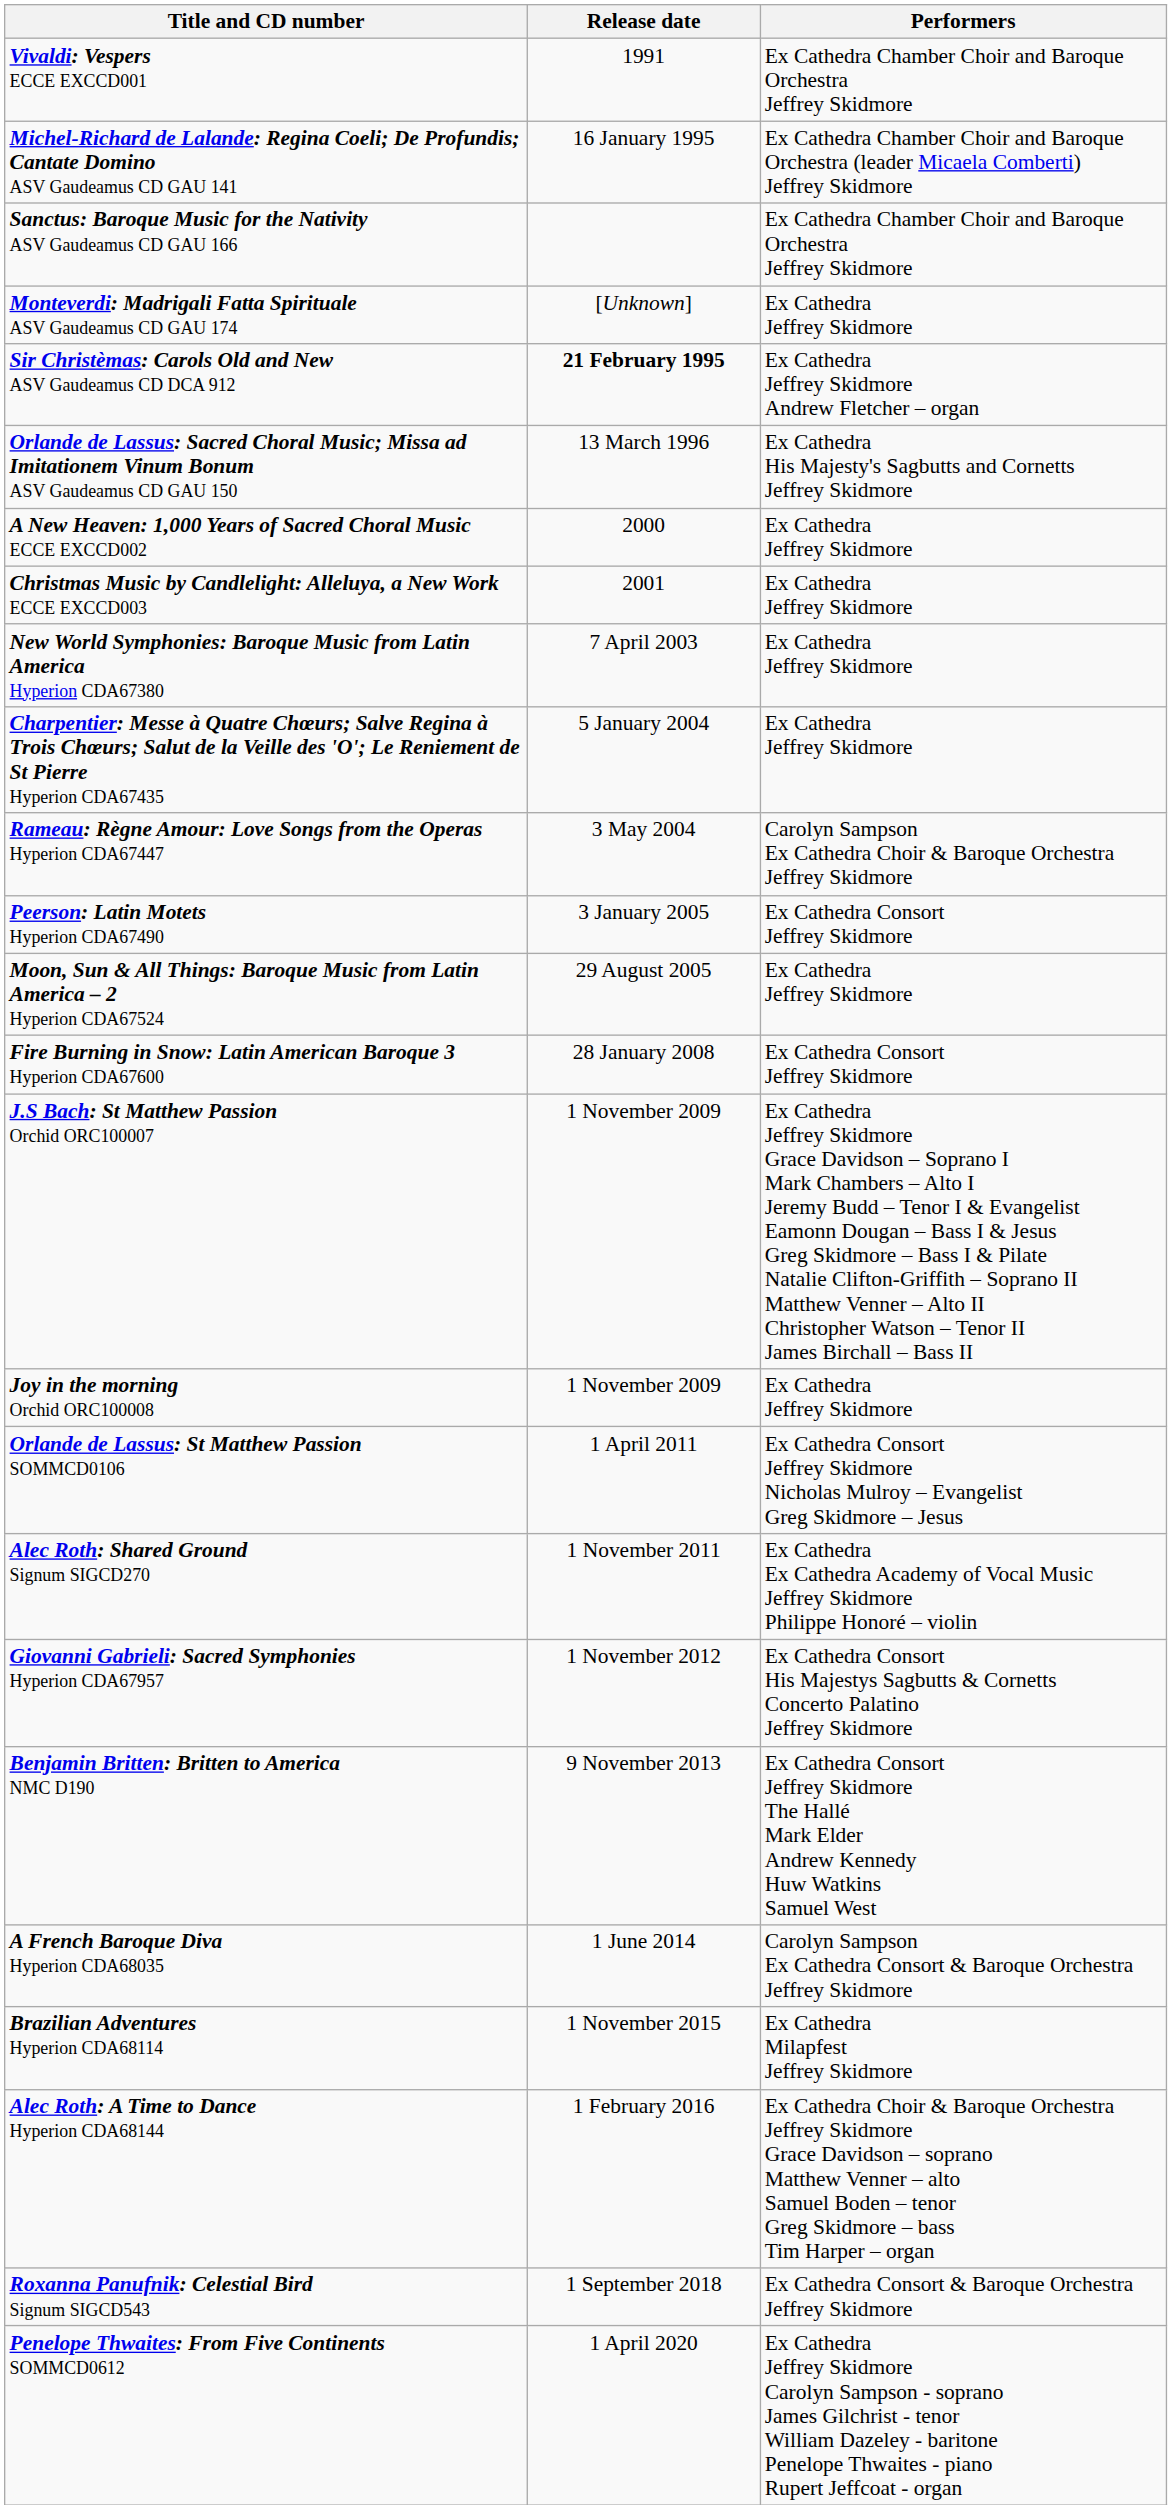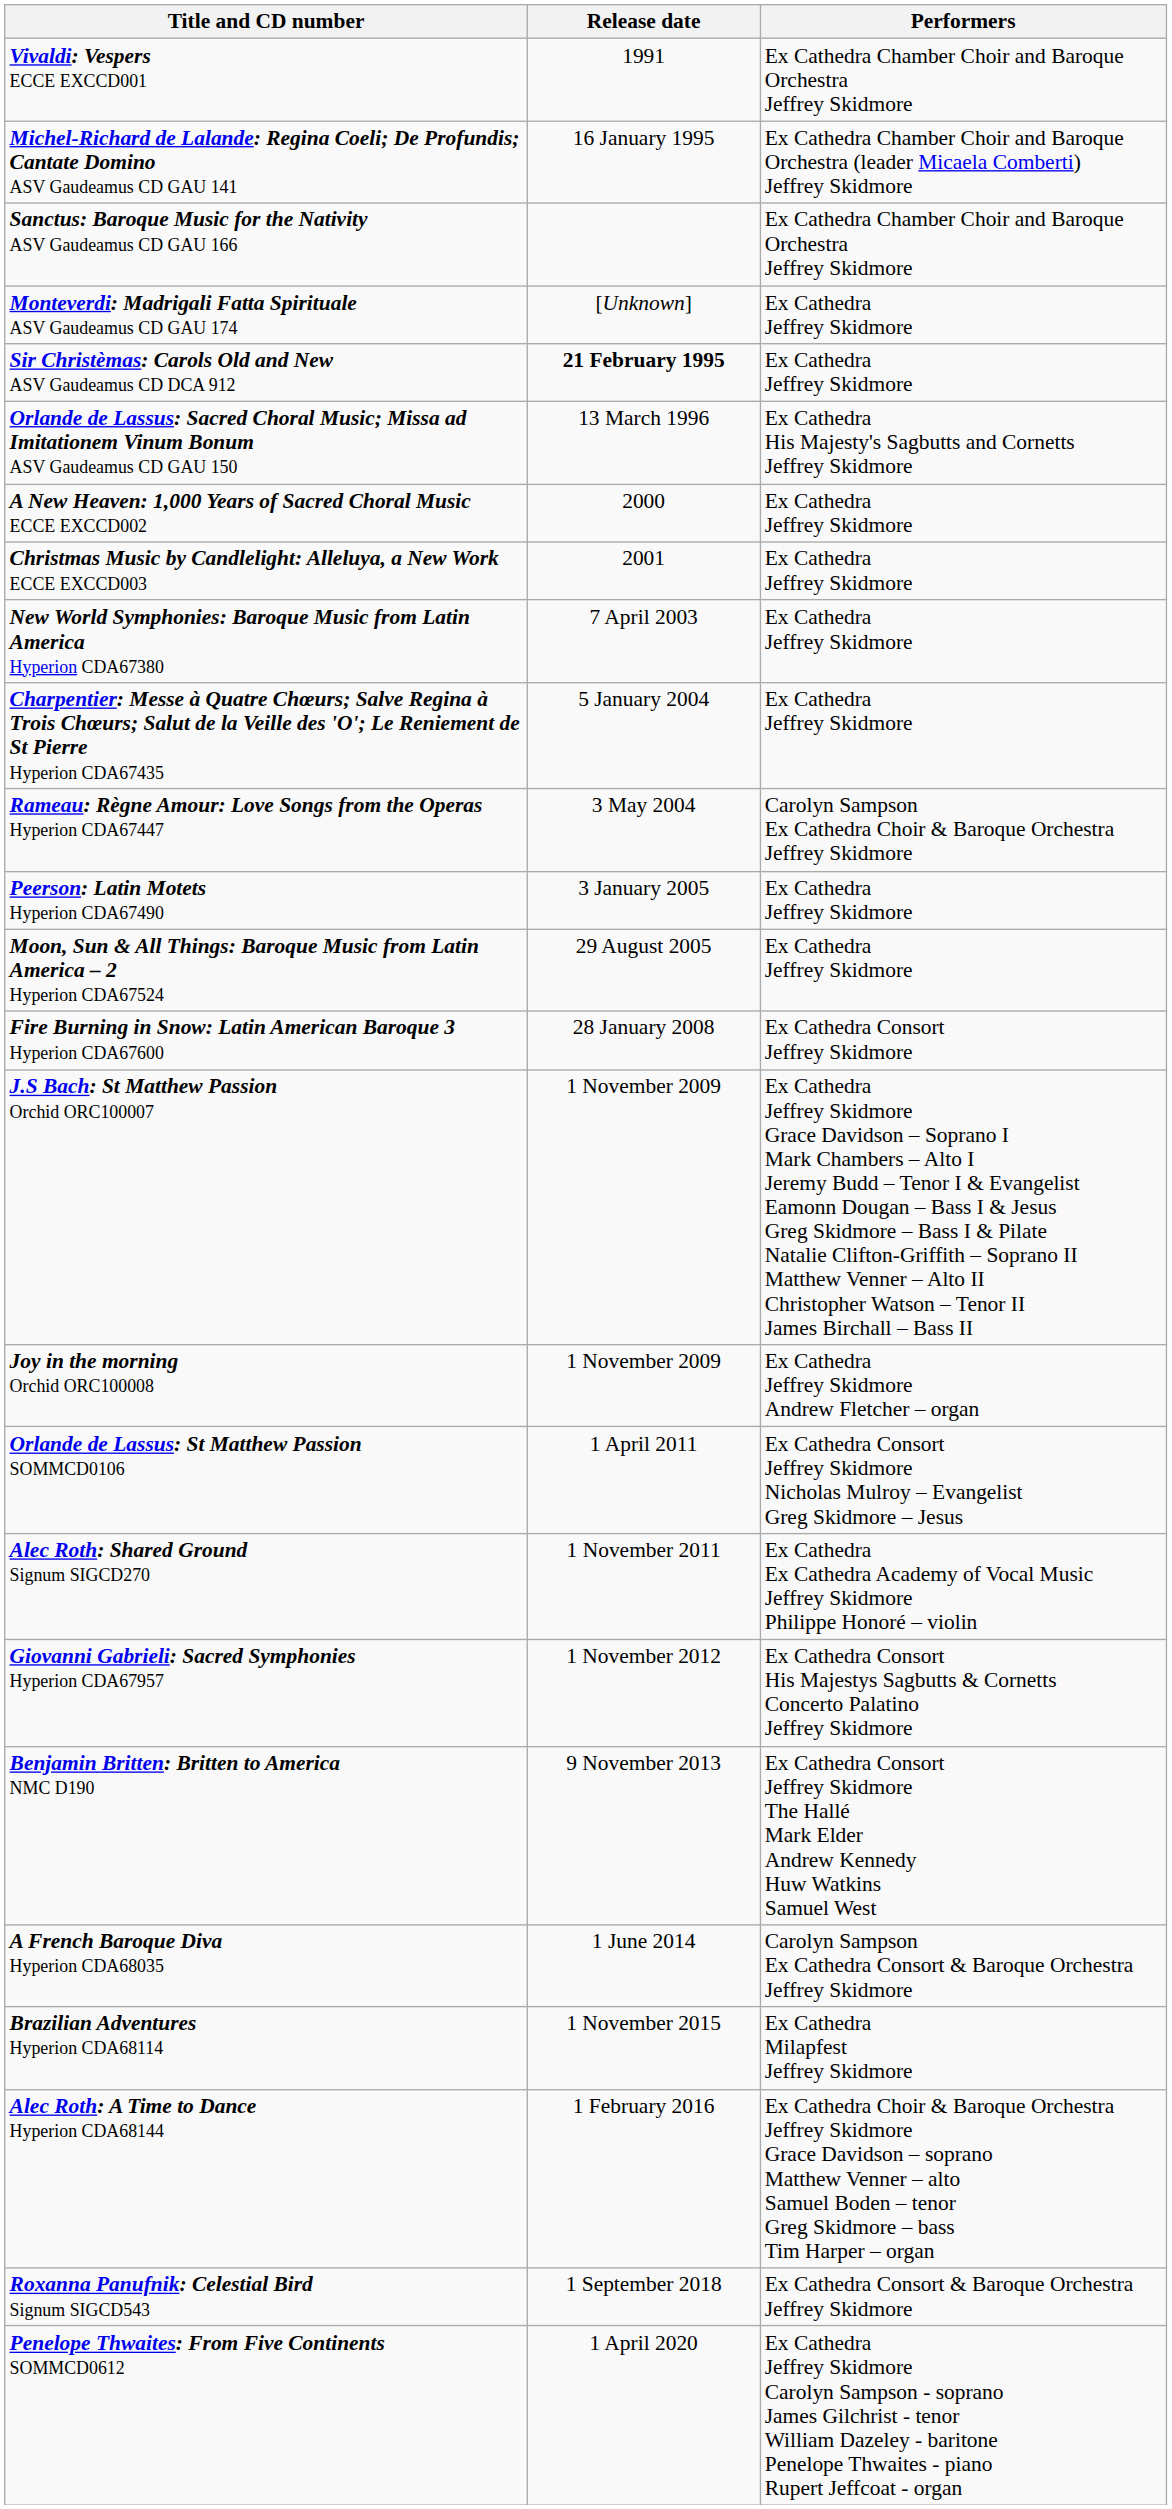(872, 384) Ex Cathedra Jeffrey Skidmore Andrew Fletcher – organ -> (839, 372) Ex Cathedra Jeffrey Skidmore
(855, 923) Ex Cathedra Consort Jeffrey Skidmore -> (839, 899) Ex Cathedra Jeffrey Skidmore
(839, 1397) Ex Cathedra Jeffrey Skidmore -> (872, 1385) Ex Cathedra Jeffrey Skidmore Andrew Fletcher – organ
